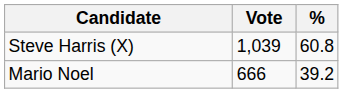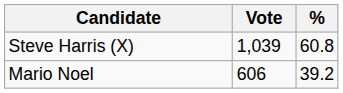(251, 74) 666 -> (251, 74) 606
